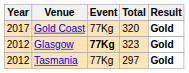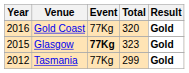(18, 29) 2017 -> (18, 29) 2016
(18, 45) 2012 -> (18, 45) 2015
(131, 61) 297 -> (131, 61) 299
